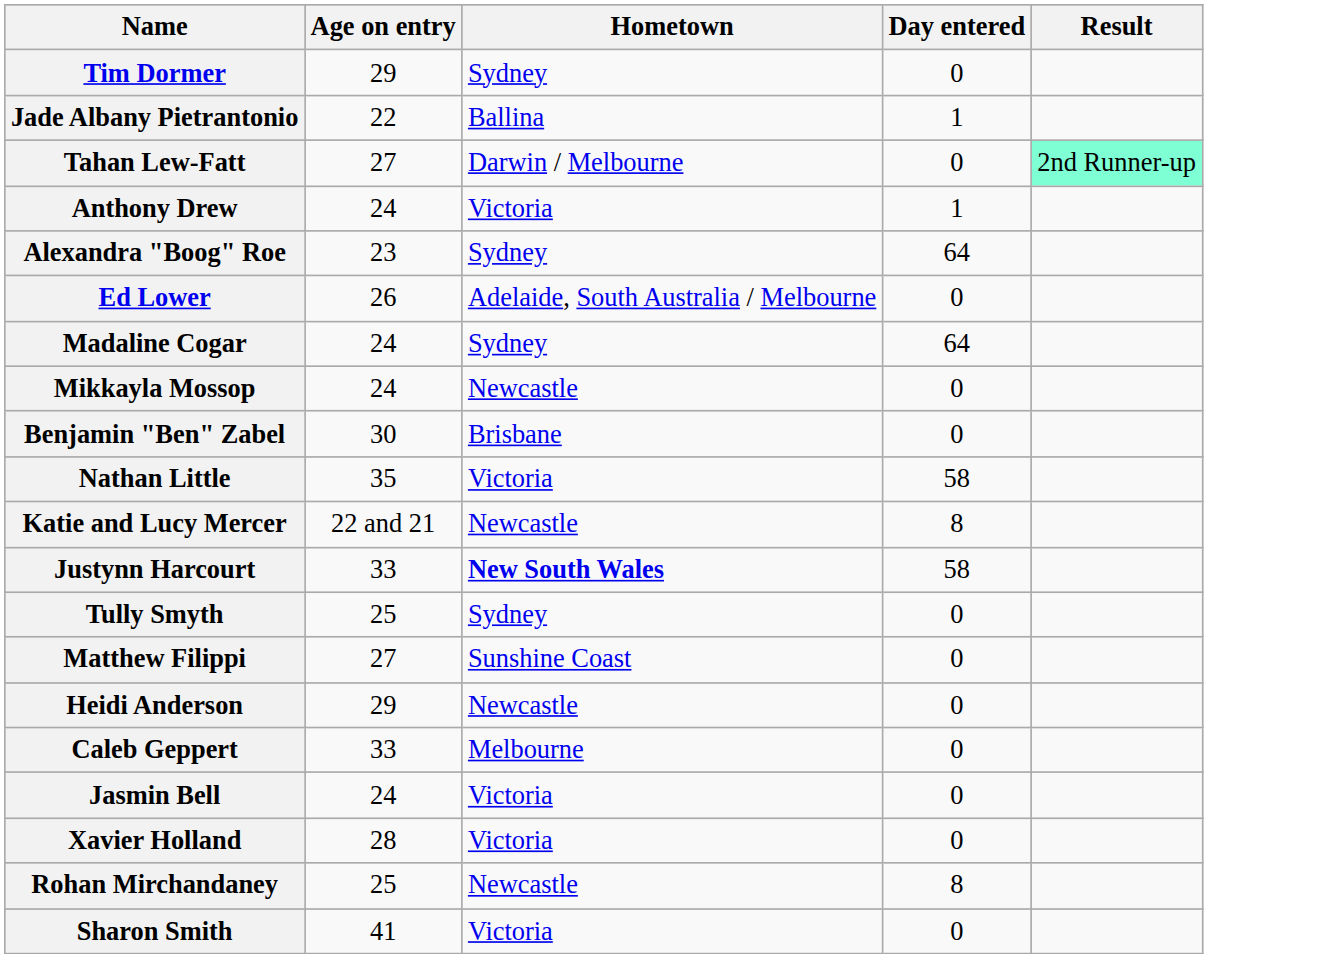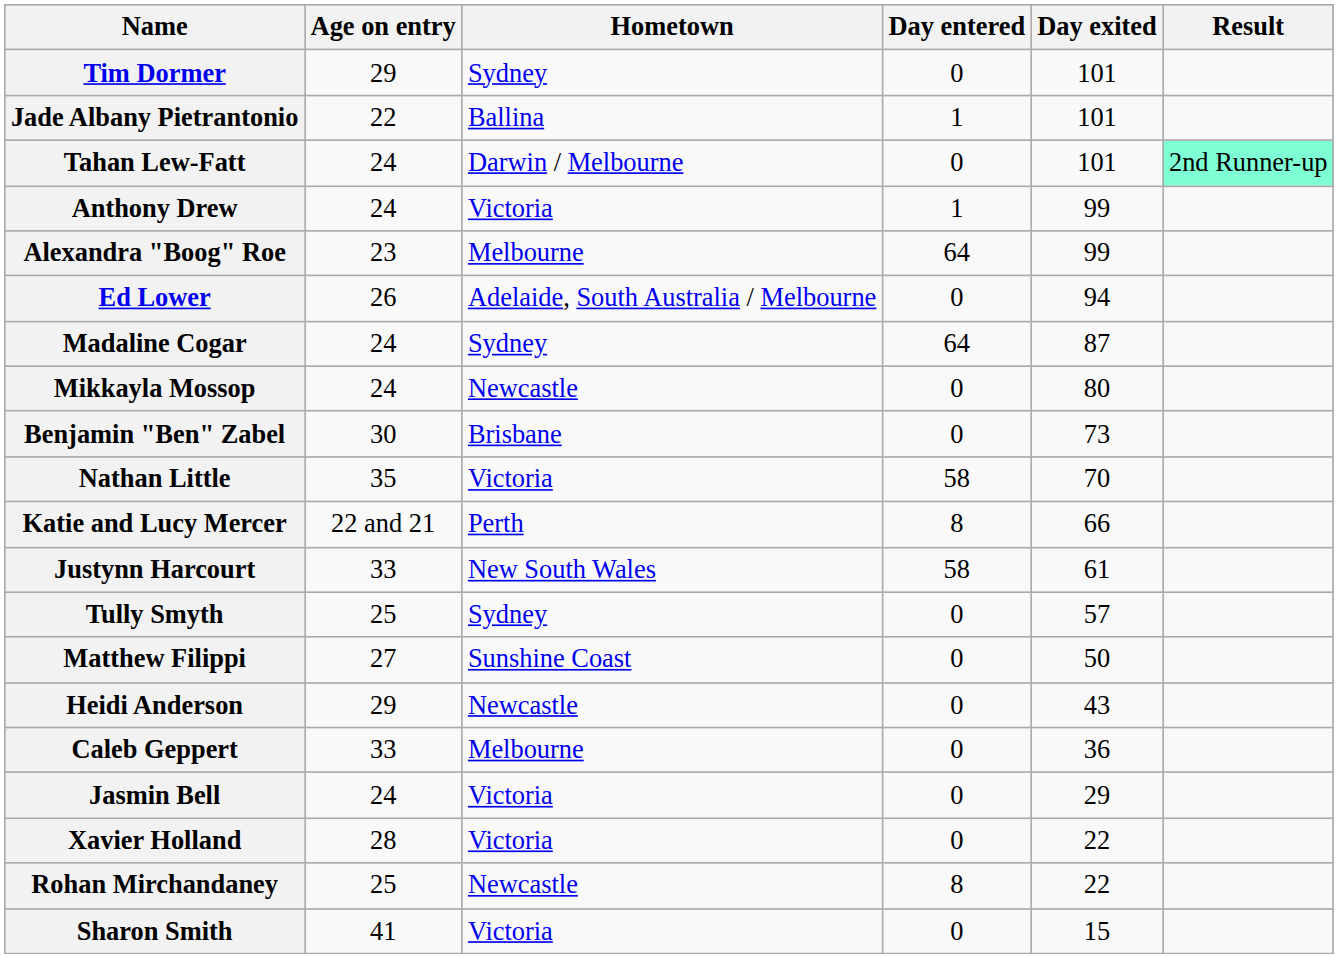+ column: (1097, 27)
(383, 162) 27 -> (383, 162) 24
(508, 252) Sydney -> (526, 252) Melbourne
(523, 523) Newcastle -> (496, 523) Perth
(566, 569) bold -> (562, 569) normal
